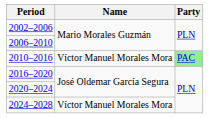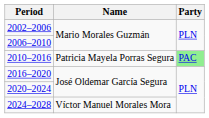(115, 58) Víctor Manuel Morales Mora -> (115, 58) Patricia Mayela Porras Segura
